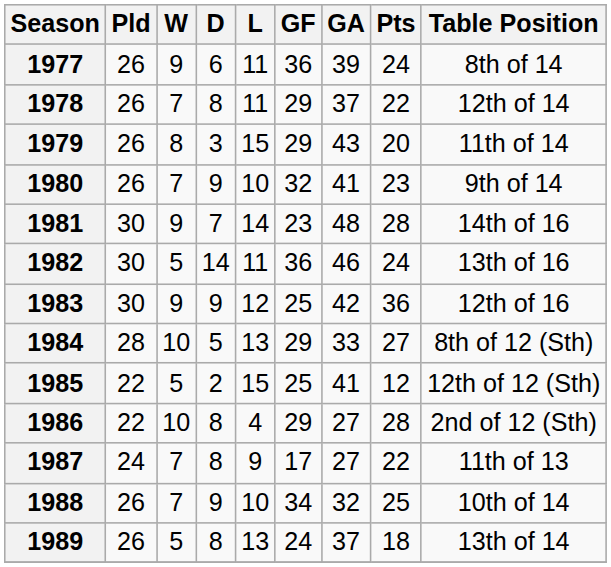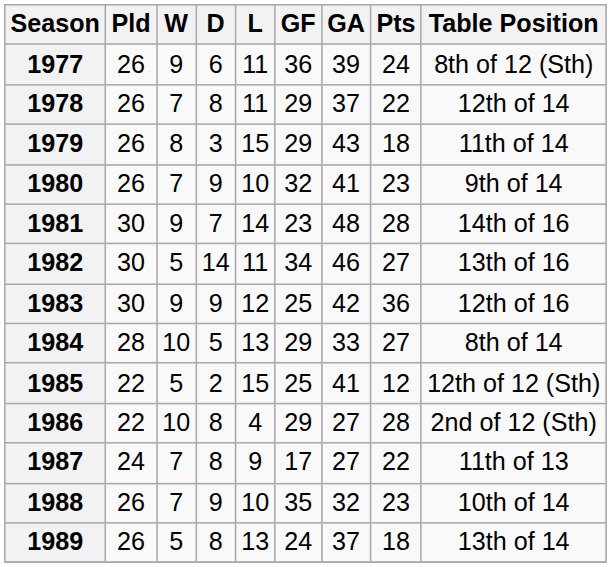(514, 64) 8th of 14 -> (514, 64) 8th of 12 (Sth)
(396, 143) 20 -> (396, 143) 18
(298, 263) 36 -> (298, 263) 34
(396, 263) 24 -> (396, 263) 27
(514, 343) 8th of 12 (Sth) -> (514, 343) 8th of 14
(298, 502) 34 -> (298, 502) 35
(396, 502) 25 -> (396, 502) 23
